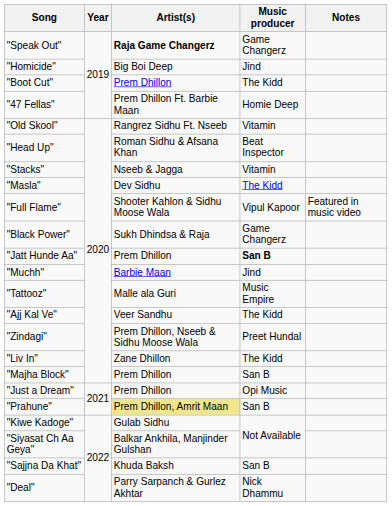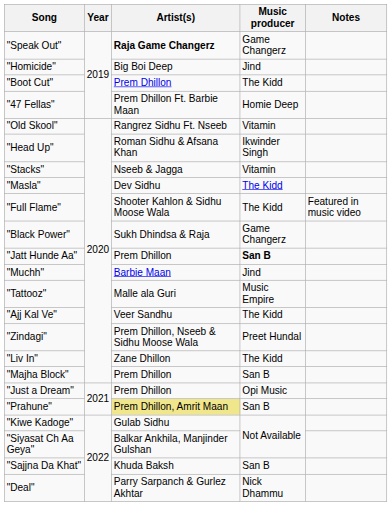(263, 148) Beat Inspector -> (261, 148) Ikwinder Singh
(271, 207) Vipul Kapoor -> (262, 207) The Kidd
